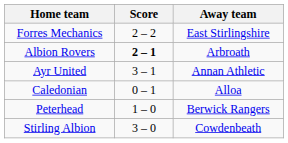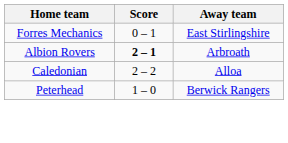(144, 33) 2 – 2 -> (144, 33) 0 – 1
- row: (60, 71)
(144, 90) 0 – 1 -> (144, 71) 2 – 2
- row: (60, 128)
